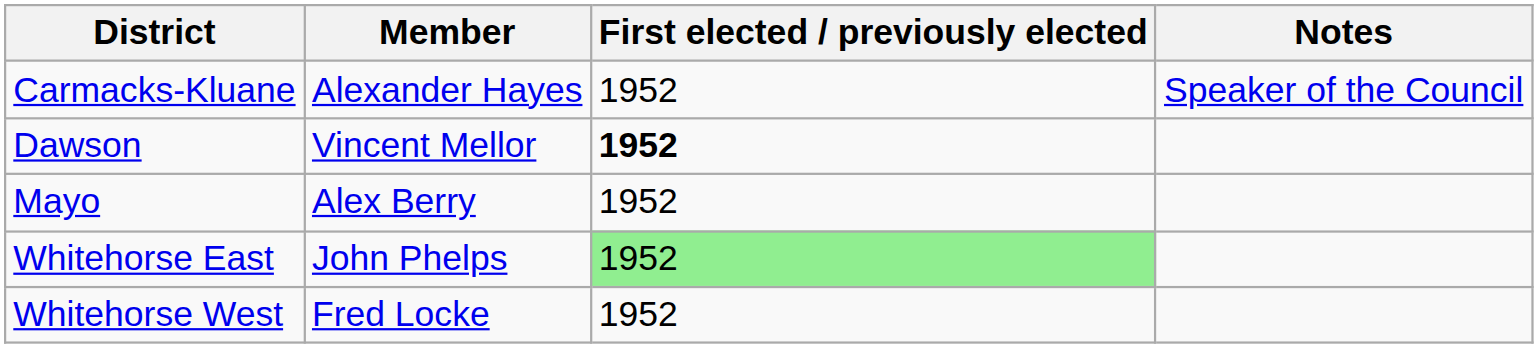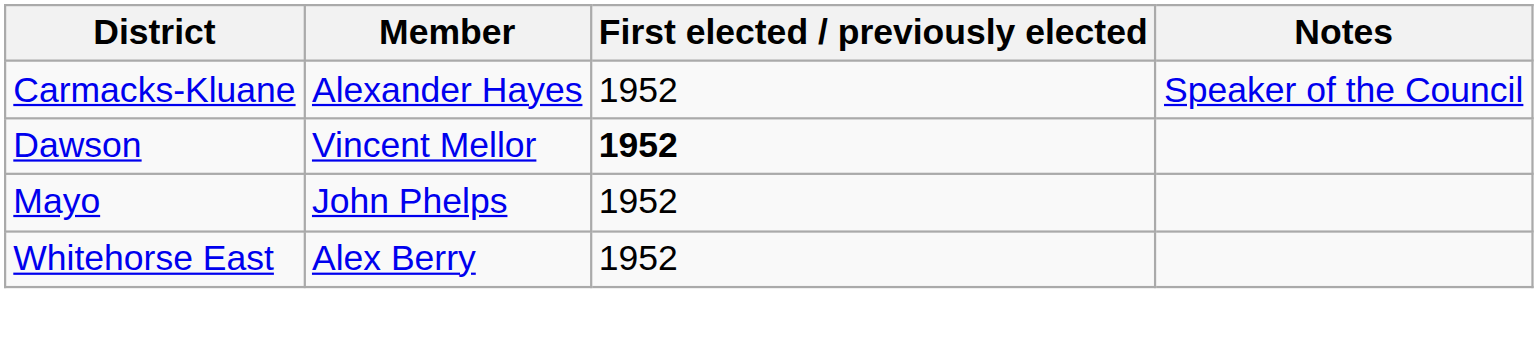(394, 201) Alex Berry -> (410, 201) John Phelps
(410, 257) John Phelps -> (394, 257) Alex Berry
(638, 257) lightgreen background -> (638, 257) no background
- row: (148, 314)
